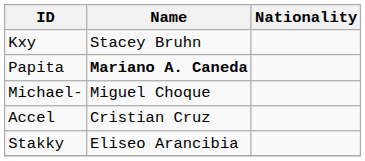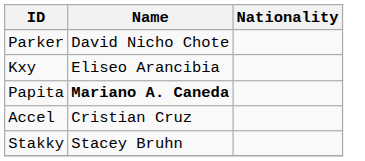+ row: (36, 42)
(146, 42) Stacey Bruhn -> (146, 68) Eliseo Arancibia
- row: (45, 93)
(164, 143) Eliseo Arancibia -> (127, 143) Stacey Bruhn
